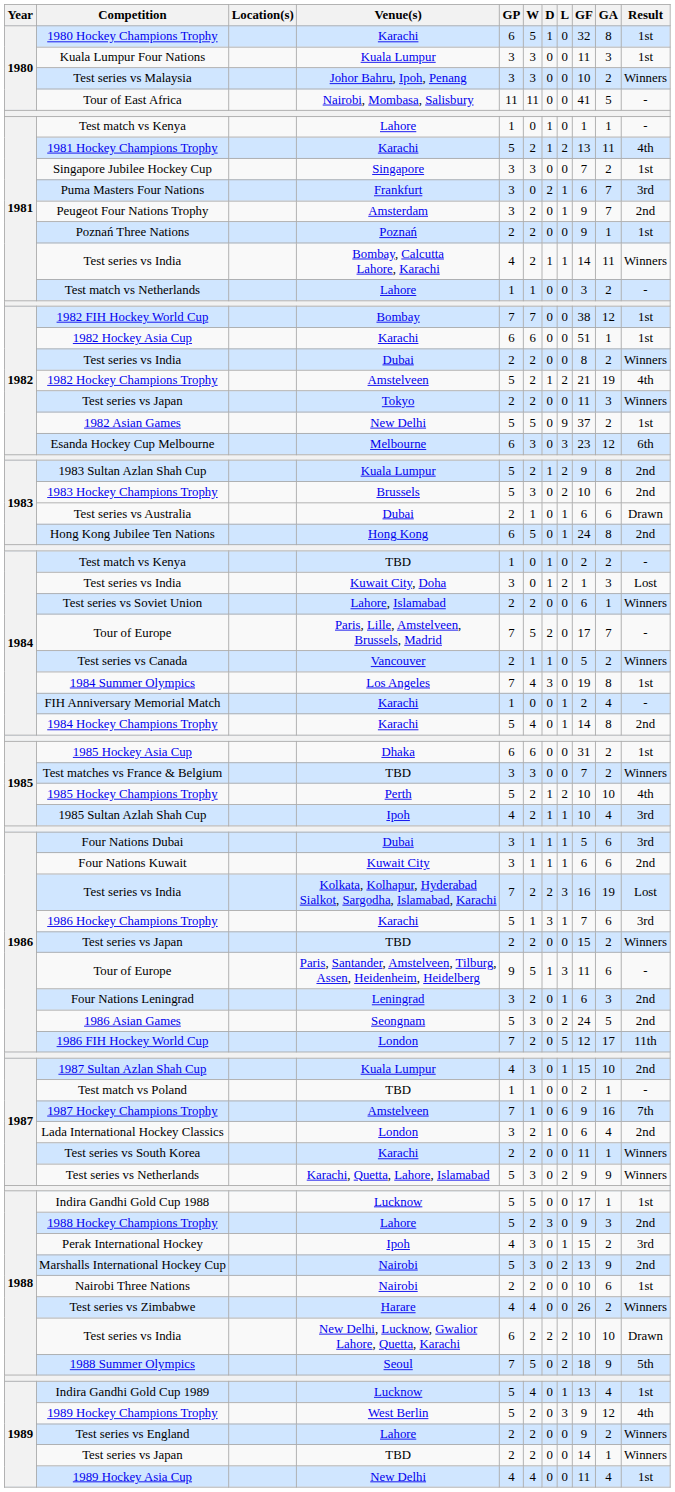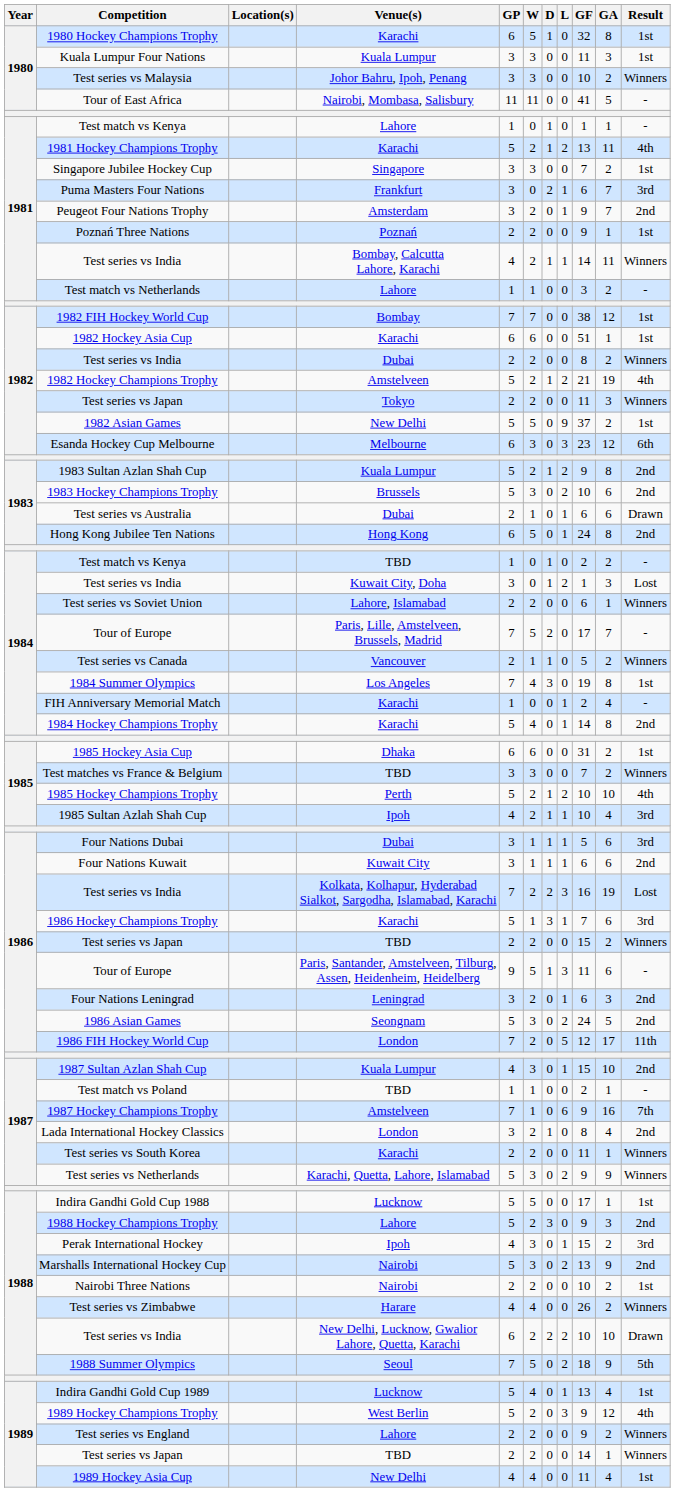(584, 1132) 6 -> (584, 1132) 8
(608, 1286) 6 -> (608, 1286) 2
